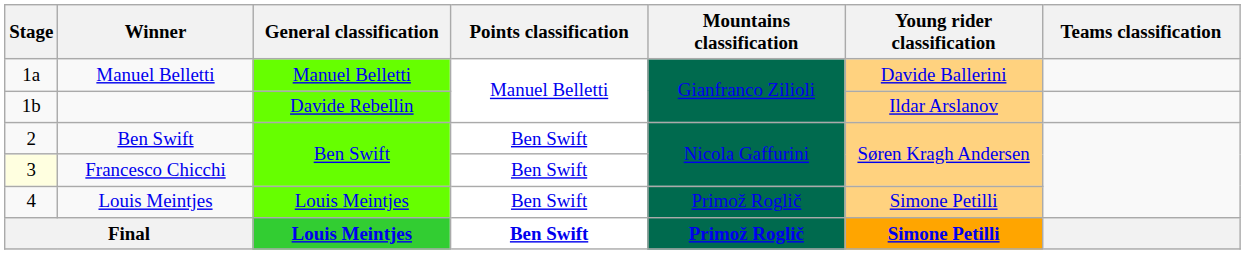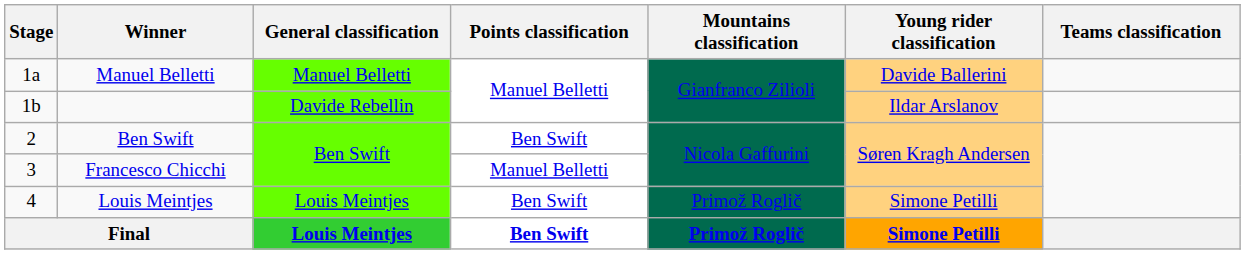(31, 170) lightyellow background -> (31, 170) no background
(549, 170) Ben Swift -> (549, 170) Manuel Belletti
